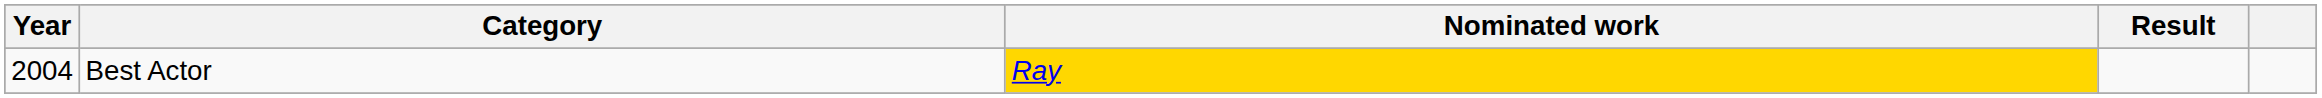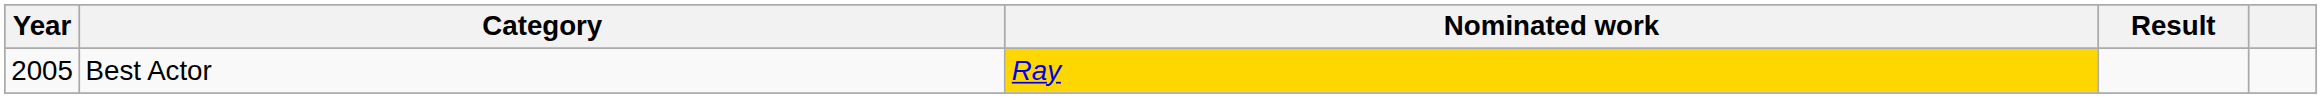(42, 70) 2004 -> (42, 70) 2005
